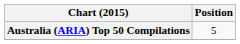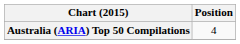(214, 30) 5 -> (214, 30) 4
